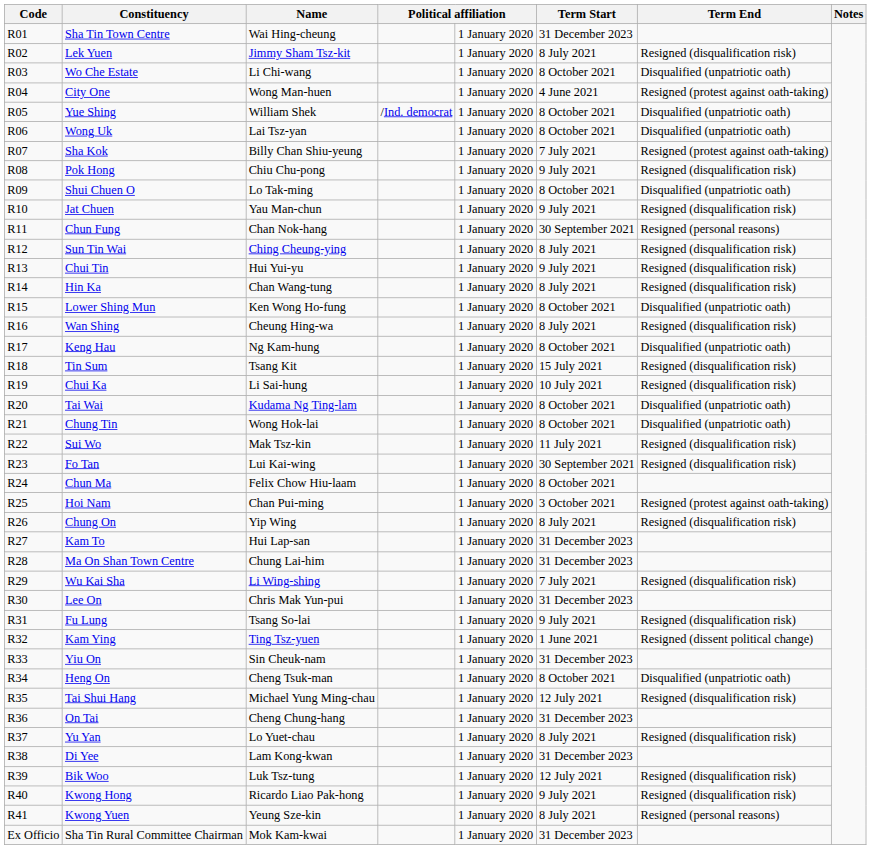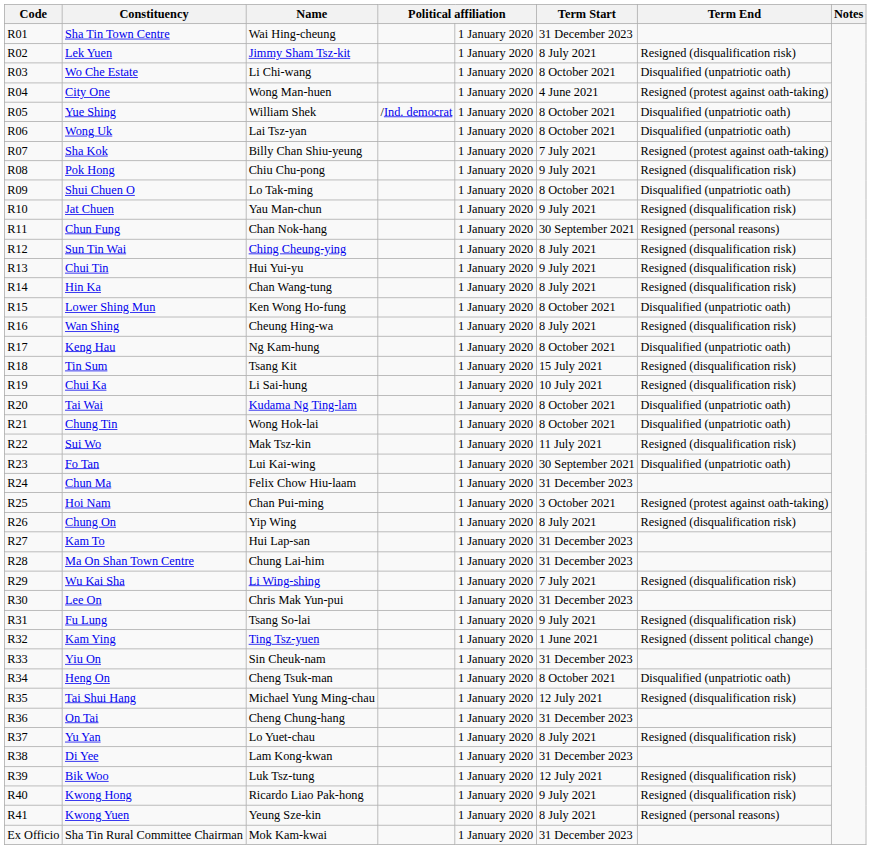(718, 463) Resigned (disqualification risk) -> (715, 463) Disqualified (unpatriotic oath)
(577, 483) 8 October 2021 -> (586, 483) 31 December 2023
